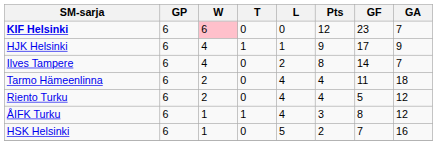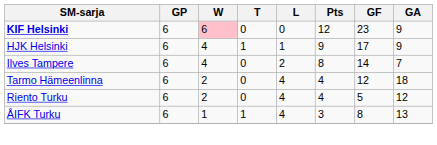(399, 30) 7 -> (399, 30) 9
(363, 81) 11 -> (363, 81) 12
(402, 115) 12 -> (402, 115) 13
- row: (38, 132)
